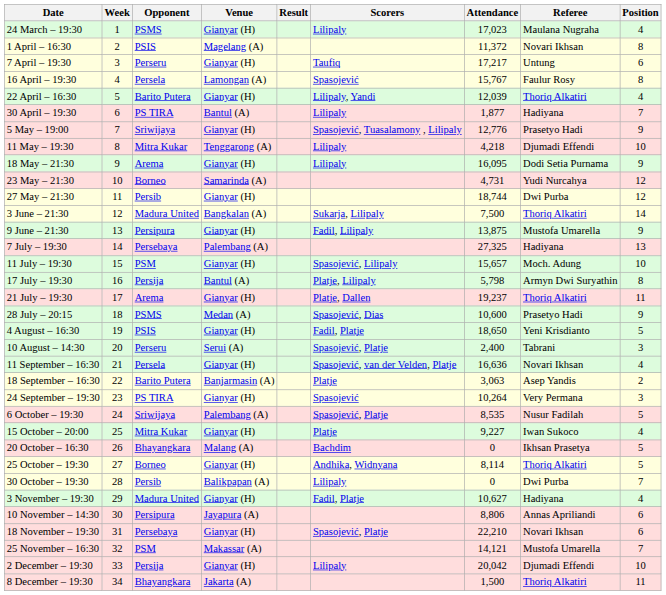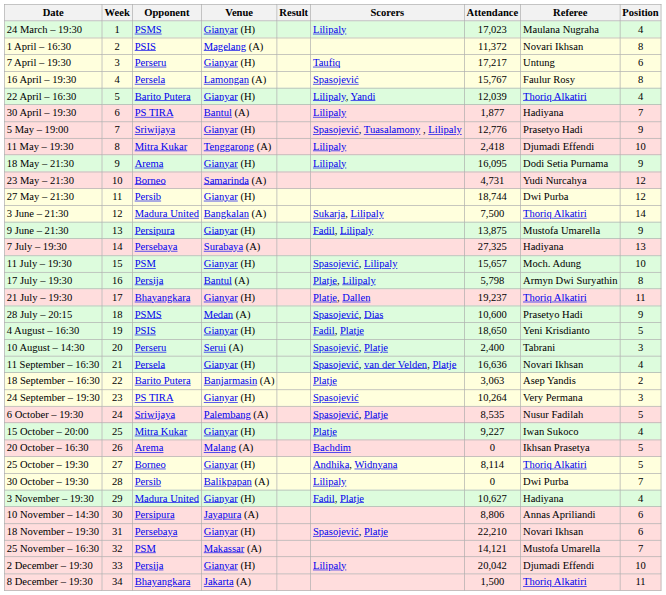(492, 146) 4,218 -> (492, 146) 2,418
(236, 247) Palembang (A) -> (232, 247) Surabaya (A)
(149, 297) Arema -> (163, 297) Bhayangkara
(163, 448) Bhayangkara -> (149, 448) Arema
